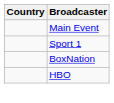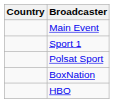+ row: (76, 59)
